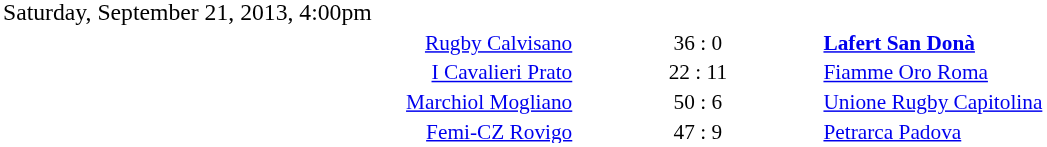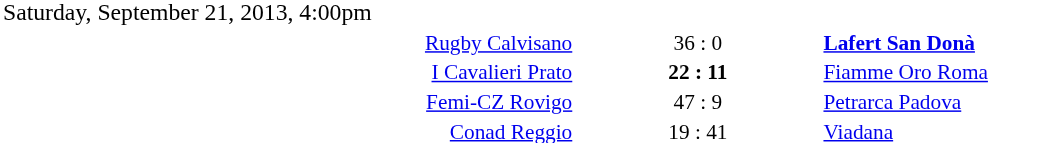(698, 72) normal -> (698, 72) bold
- row: (489, 102)
+ row: (511, 131)
